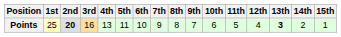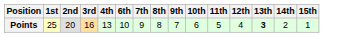- column: (124, 11)
(70, 25) bold -> (70, 25) normal
